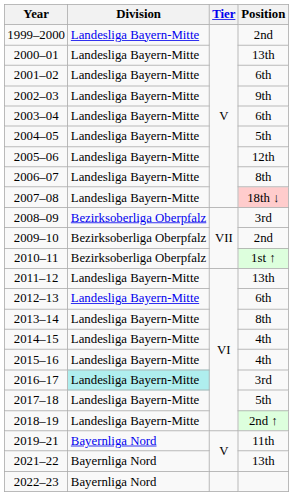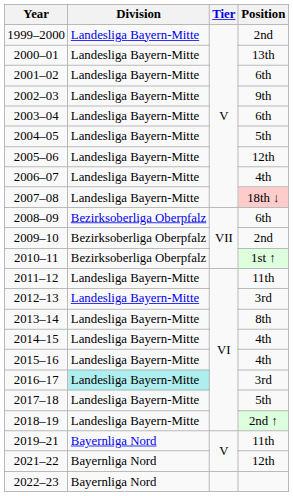(263, 177) 8th -> (263, 177) 4th
(263, 217) 3rd -> (263, 217) 6th
(263, 278) 13th -> (263, 278) 11th
(263, 298) 6th -> (263, 298) 3rd
(263, 461) 13th -> (263, 461) 12th
